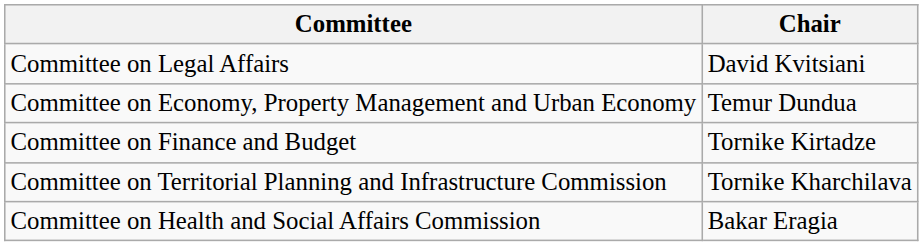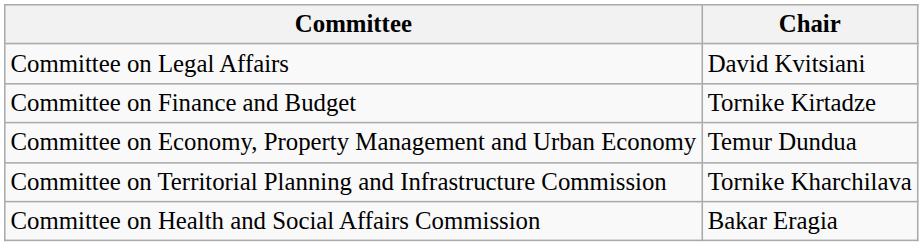rows swapped: (183, 142) <-> (353, 102)
